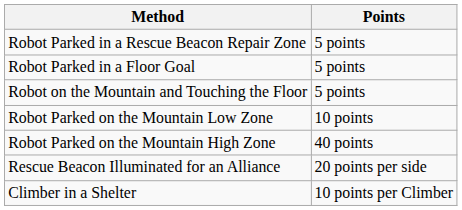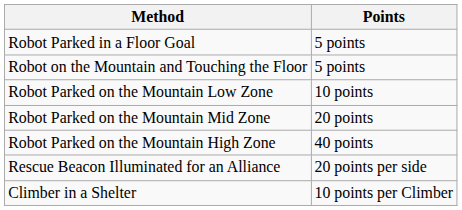- row: (157, 42)
+ row: (139, 117)
